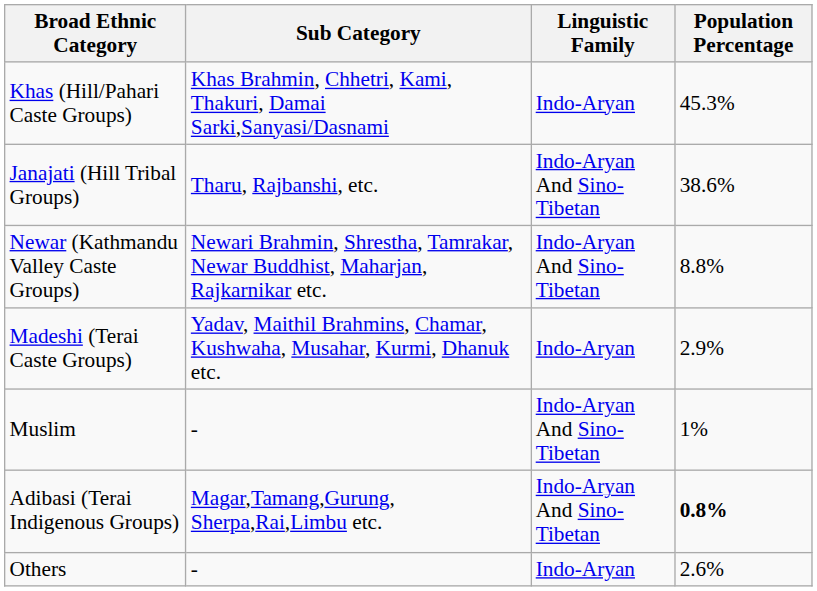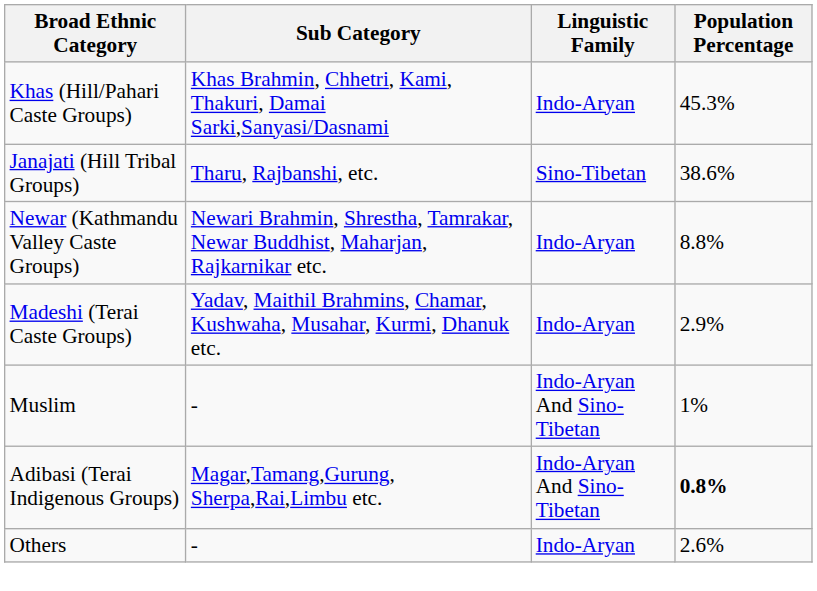(585, 184) Indo-Aryan And Sino-Tibetan -> (591, 172) Sino-Tibetan
(585, 266) Indo-Aryan And Sino-Tibetan -> (585, 242) Indo-Aryan
